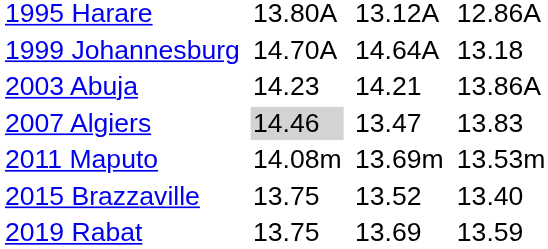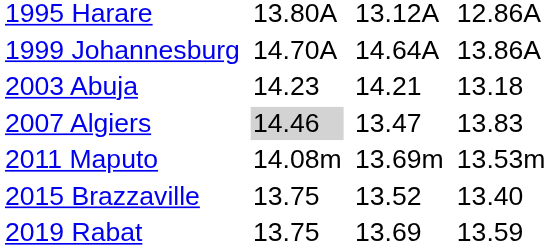(490, 50) 13.18 -> (499, 50) 13.86A
(499, 86) 13.86A -> (490, 86) 13.18
